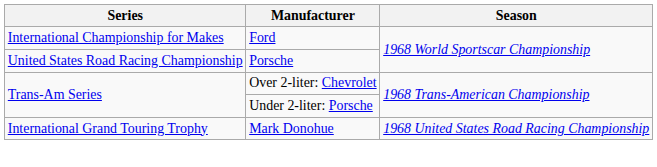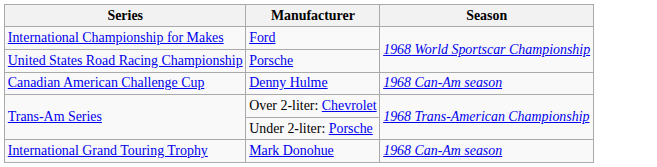+ row: (288, 83)
(516, 128) 1968 United States Road Racing Championship -> (443, 151) 1968 Can-Am season
